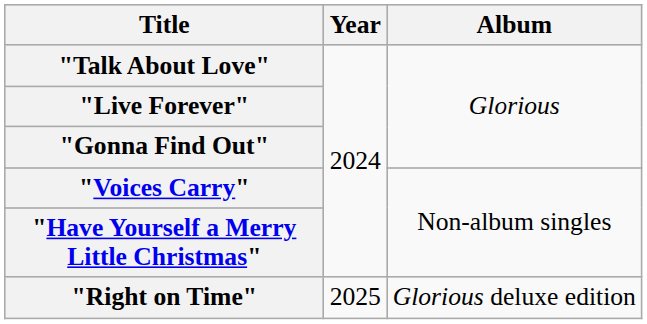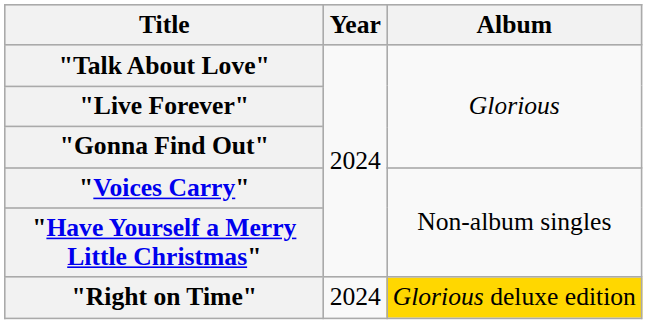(355, 297) 2025 -> (355, 297) 2024
(514, 297) no background -> (514, 297) gold background
